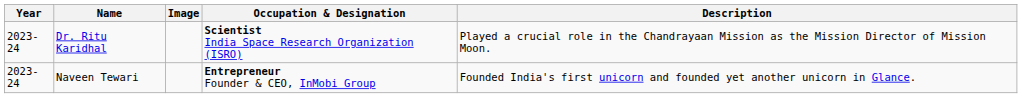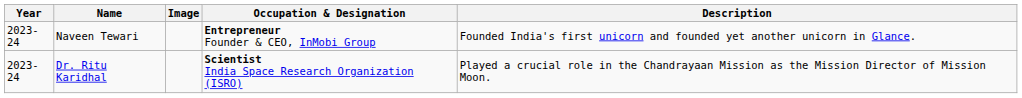rows swapped: (97, 78) <-> (81, 42)
